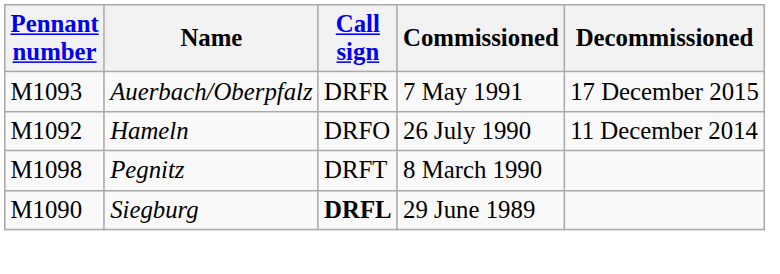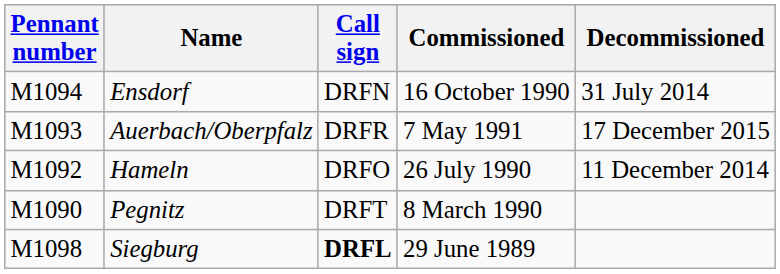+ row: (149, 91)
(46, 170) M1098 -> (46, 209) M1090
(46, 209) M1090 -> (46, 248) M1098
